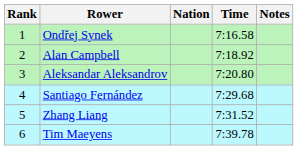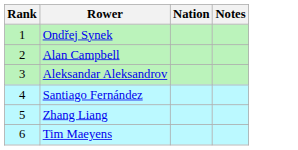- column: (235, 14)
